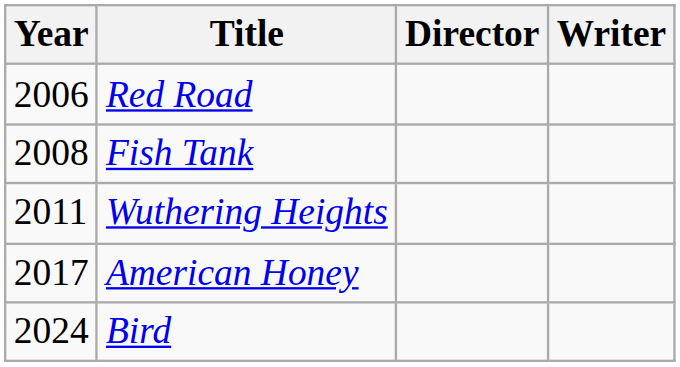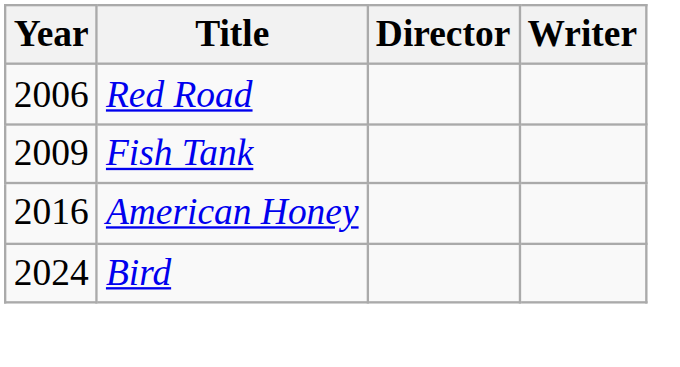(51, 152) 2008 -> (51, 152) 2009
- row: (247, 212)
(51, 271) 2017 -> (51, 212) 2016
